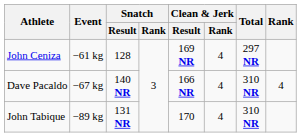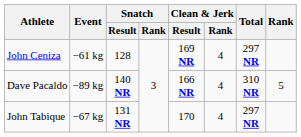(88, 86) −67 kg -> (88, 86) −89 kg
(281, 86) 4 -> (281, 86) 5
(88, 117) −89 kg -> (88, 117) −67 kg
(251, 117) 310 NR -> (251, 117) 297 NR
